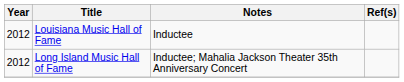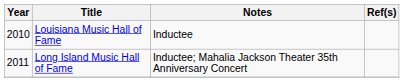(18, 35) 2012 -> (18, 35) 2010
(18, 63) 2012 -> (18, 63) 2011
